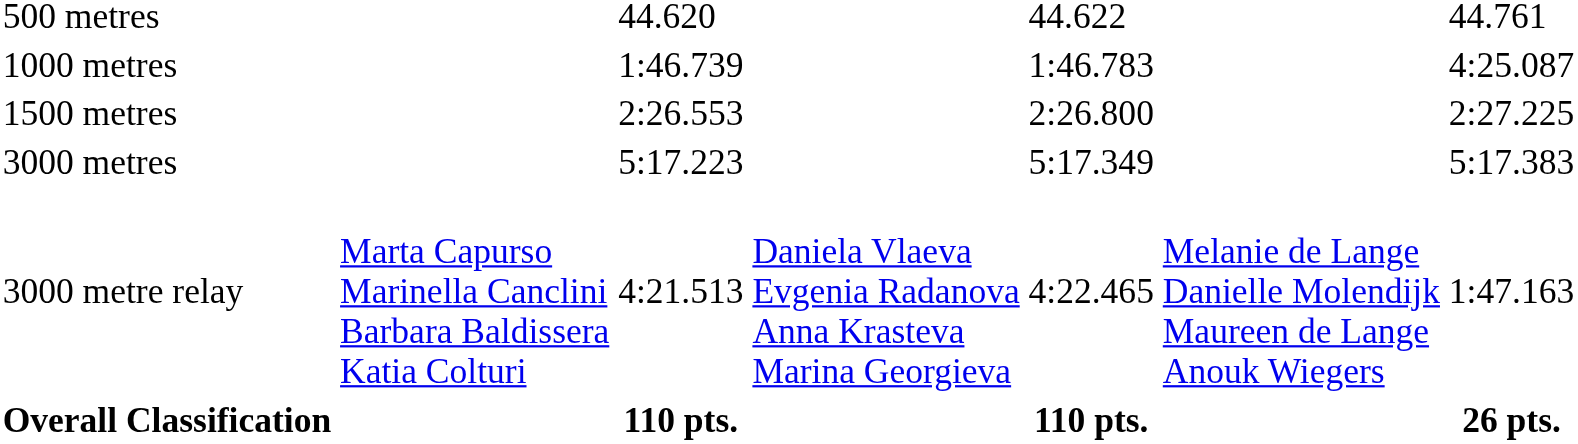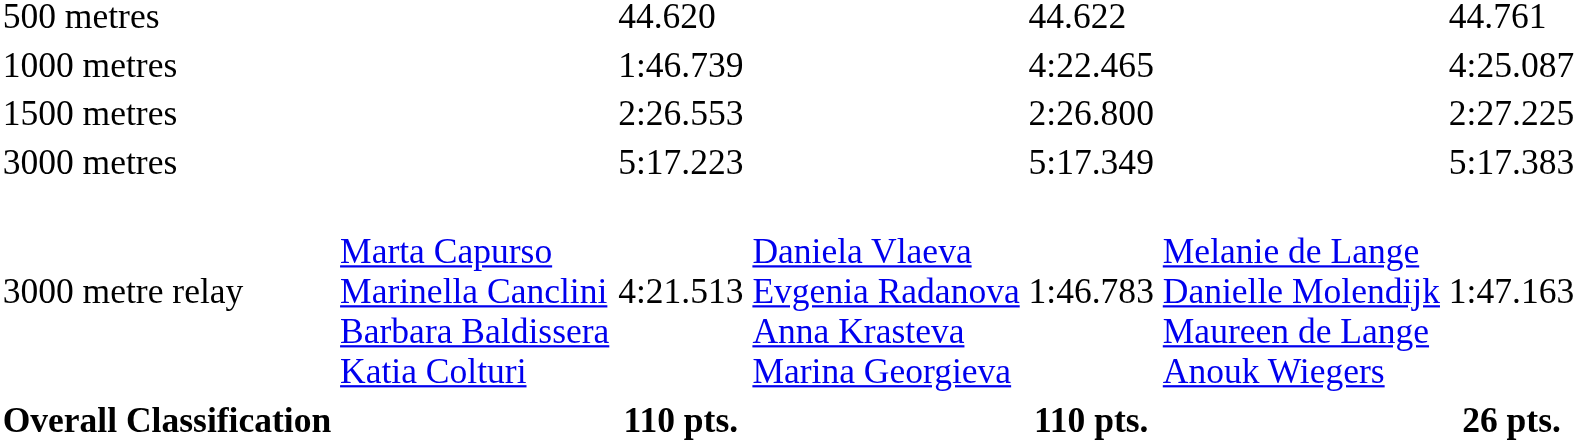(1091, 64) 1:46.783 -> (1091, 64) 4:22.465
(1091, 291) 4:22.465 -> (1091, 291) 1:46.783
